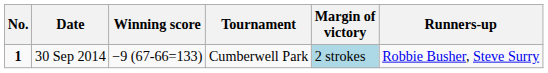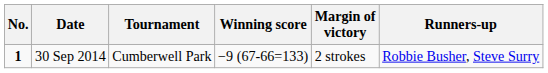columns swapped: (259, 24) <-> (157, 24)
(340, 56) lightblue background -> (340, 56) no background
